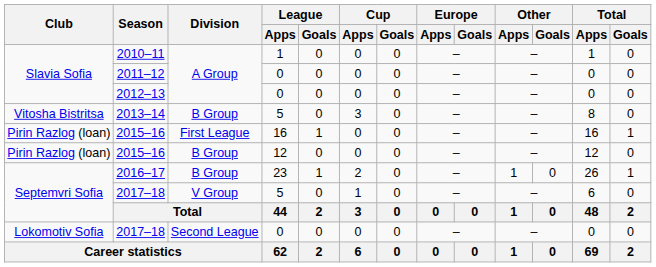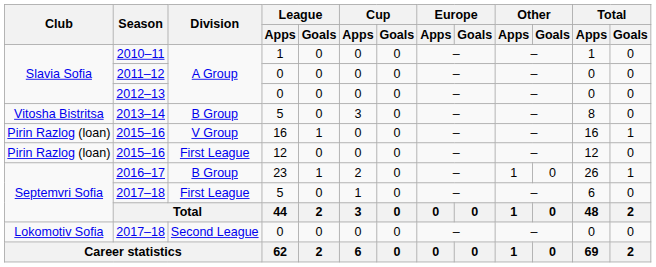(215, 133) First League -> (215, 133) V Group
(215, 153) B Group -> (215, 153) First League
(215, 193) V Group -> (215, 193) First League
